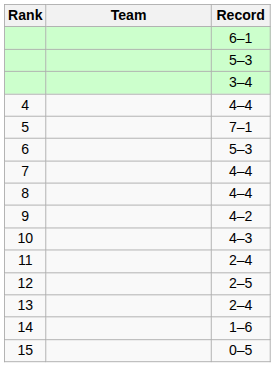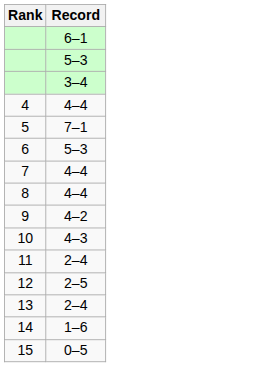- column: (129, 15)
